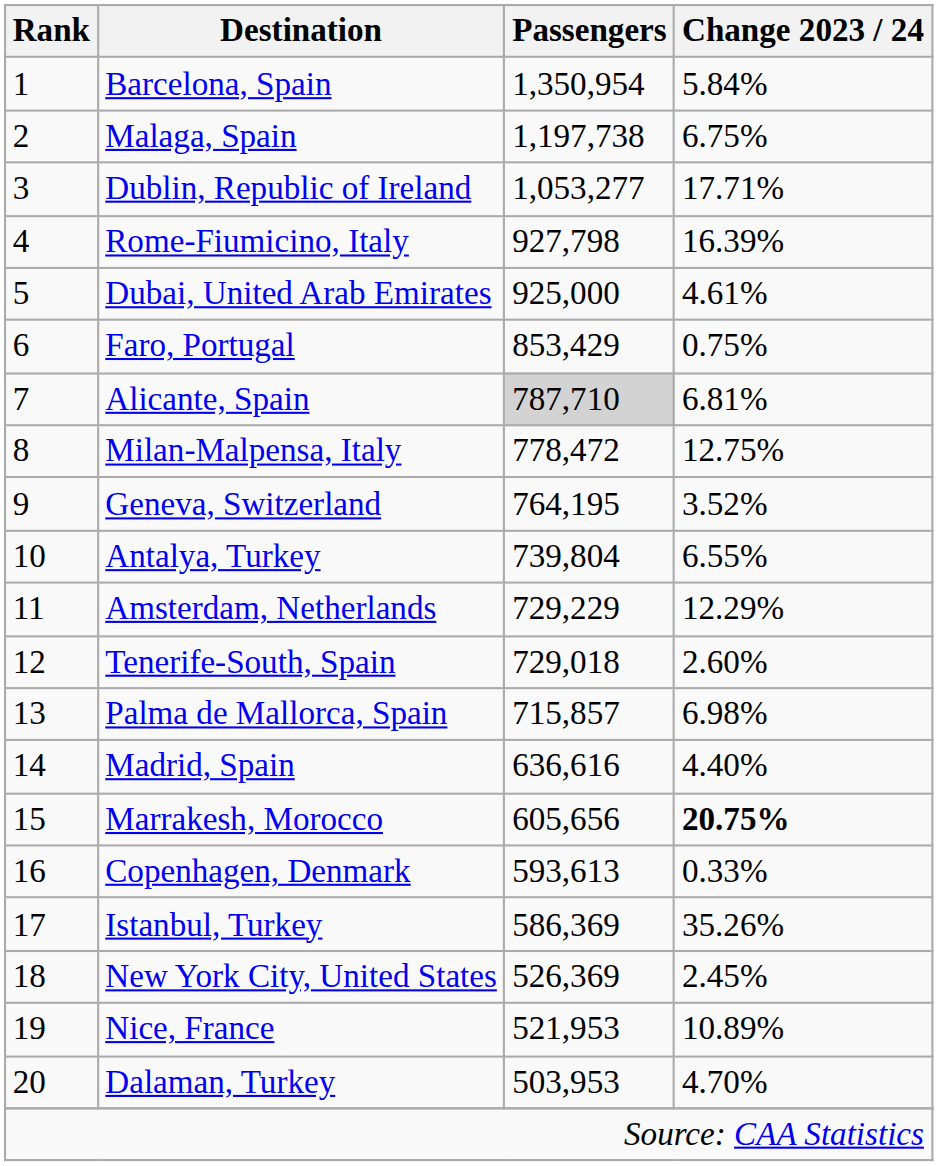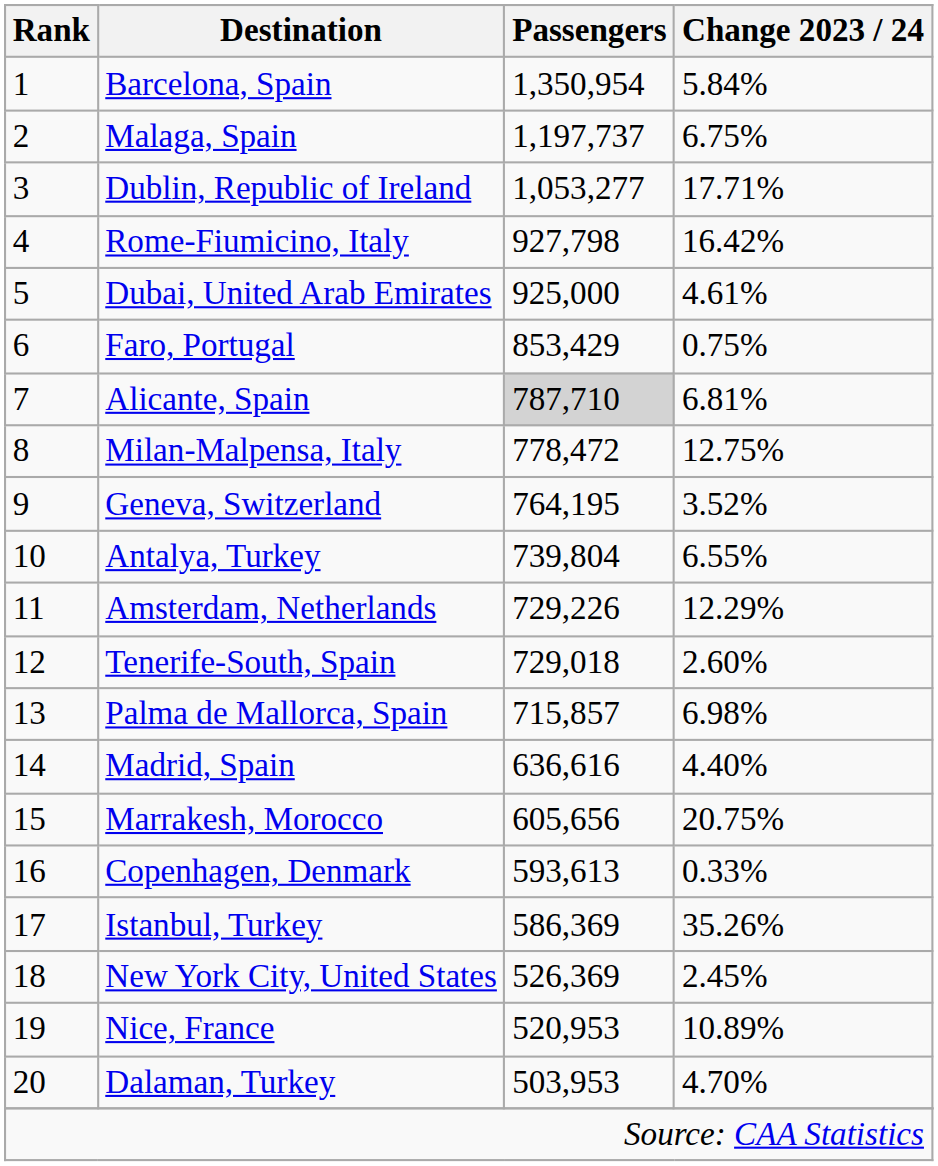(578, 135) 1,197,738 -> (578, 135) 1,197,737
(733, 240) 16.39% -> (733, 240) 16.42%
(566, 608) 729,229 -> (566, 608) 729,226
(736, 818) bold -> (733, 818) normal
(566, 1028) 521,953 -> (566, 1028) 520,953
